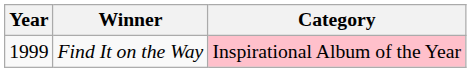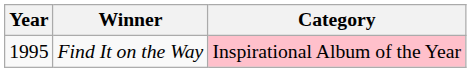(29, 51) 1999 -> (29, 51) 1995
